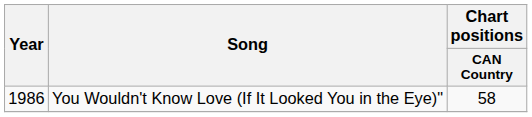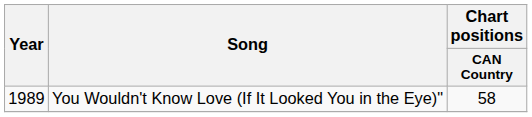(26, 98) 1986 -> (26, 98) 1989
